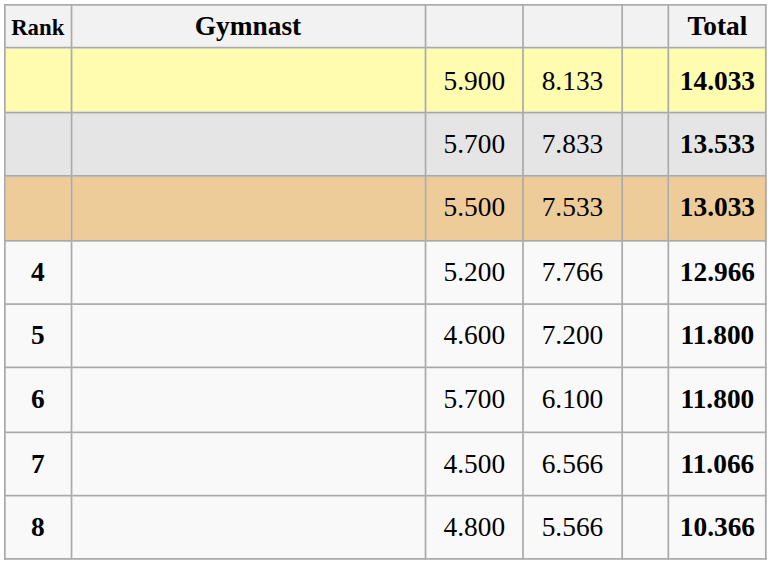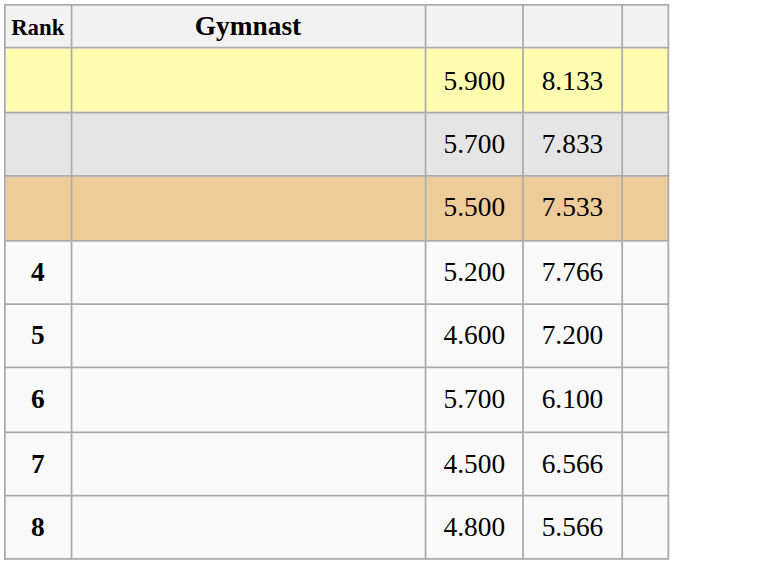- column: (717, 26)
